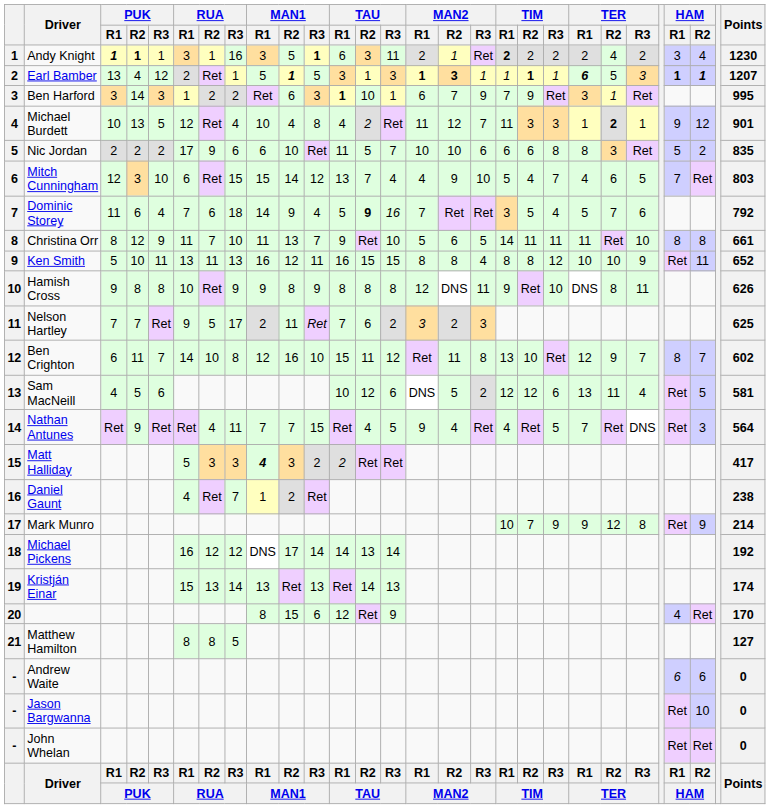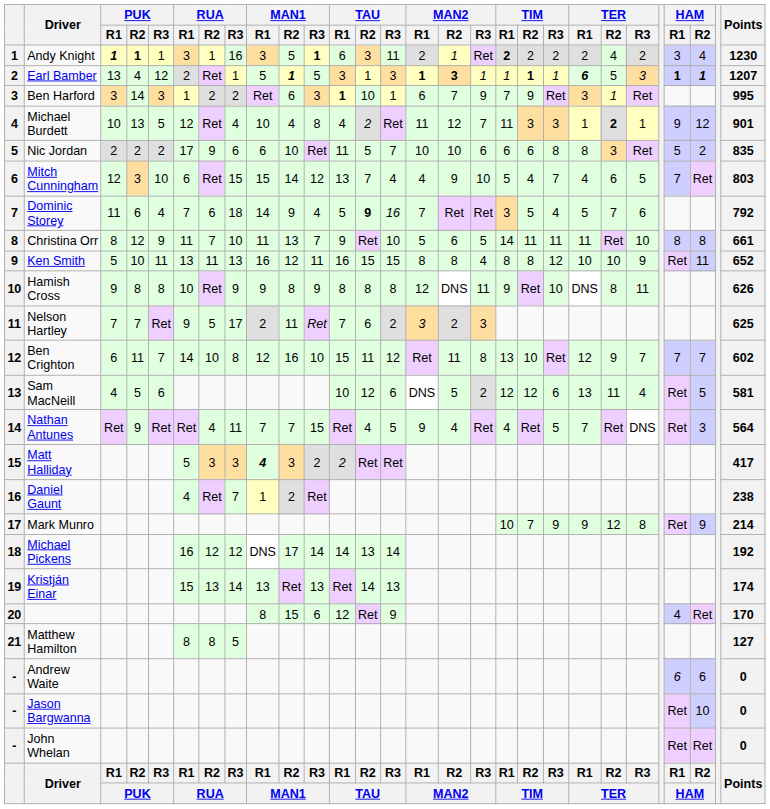(677, 358) 8 -> (677, 358) 7
